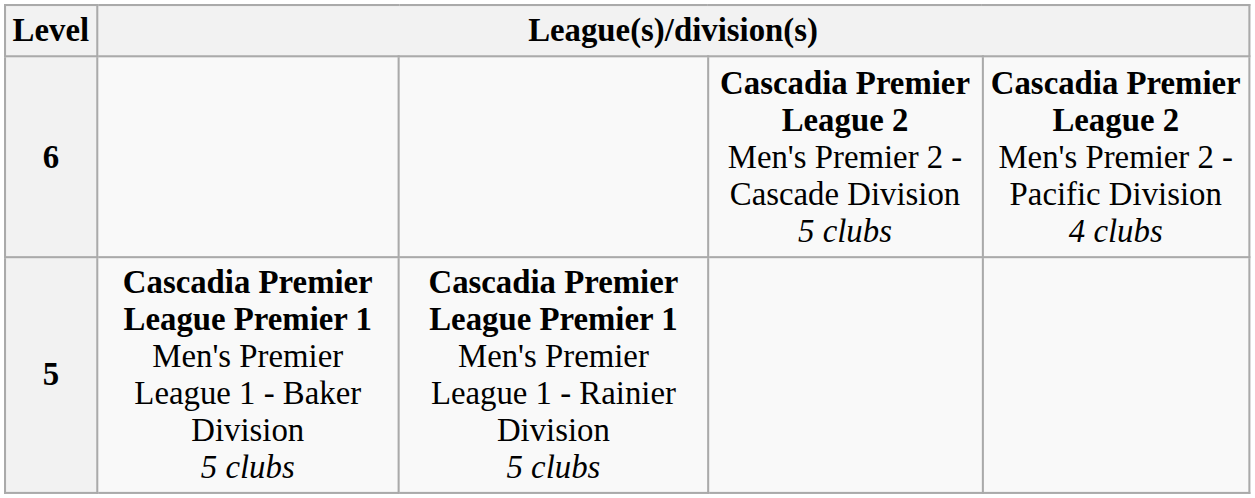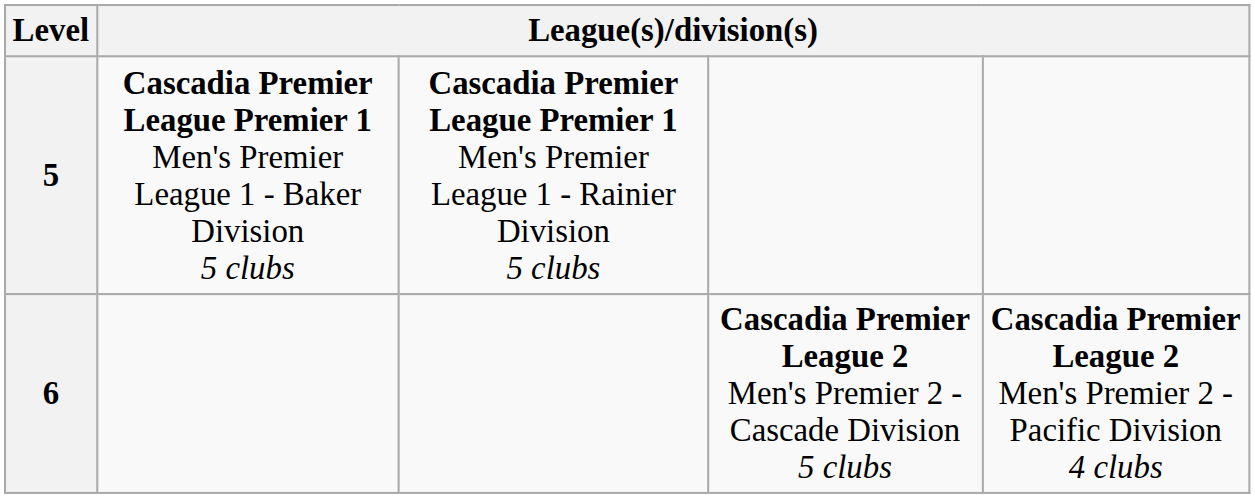rows swapped: (51, 374) <-> (51, 156)
